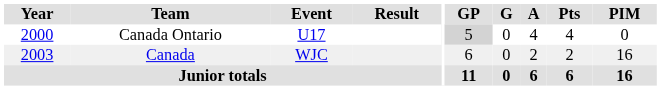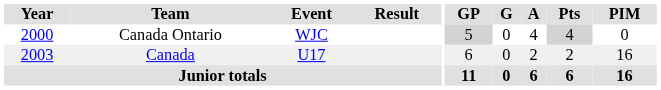(311, 34) U17 -> (311, 34) WJC
(569, 34) no background -> (569, 34) lightgrey background
(311, 54) WJC -> (311, 54) U17
